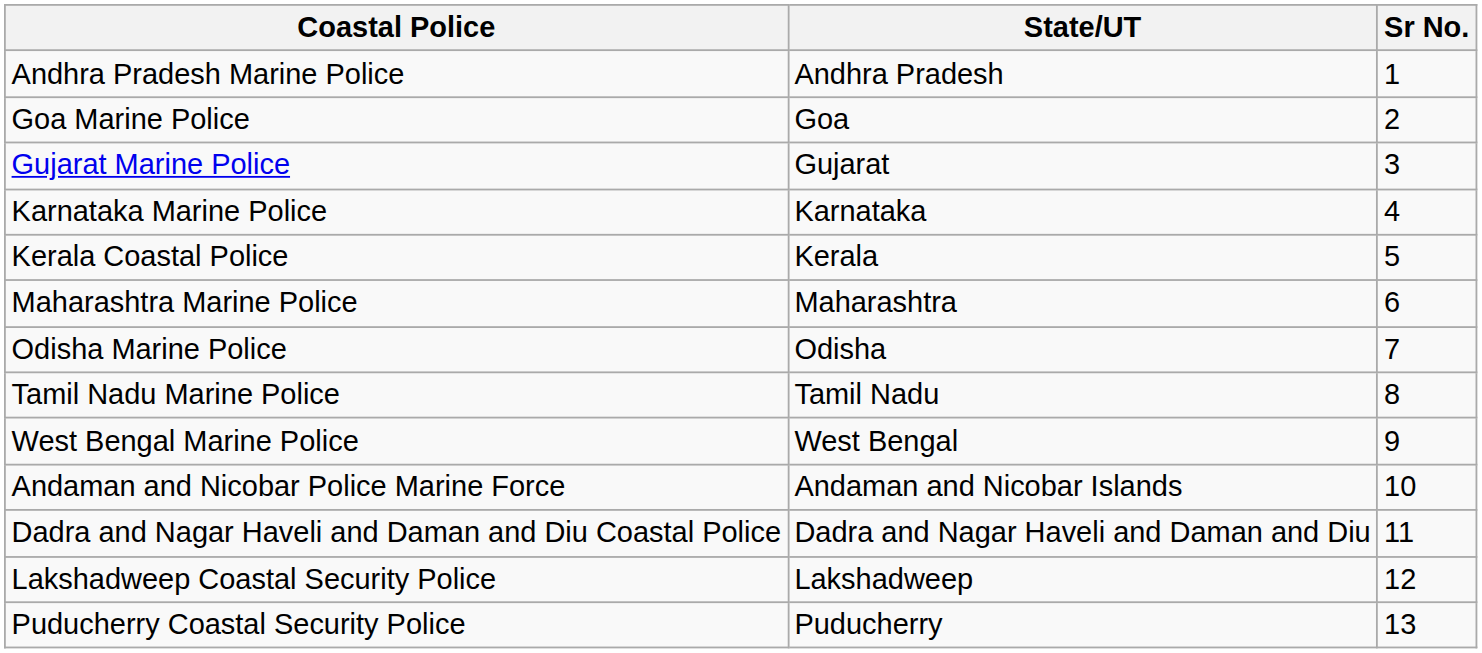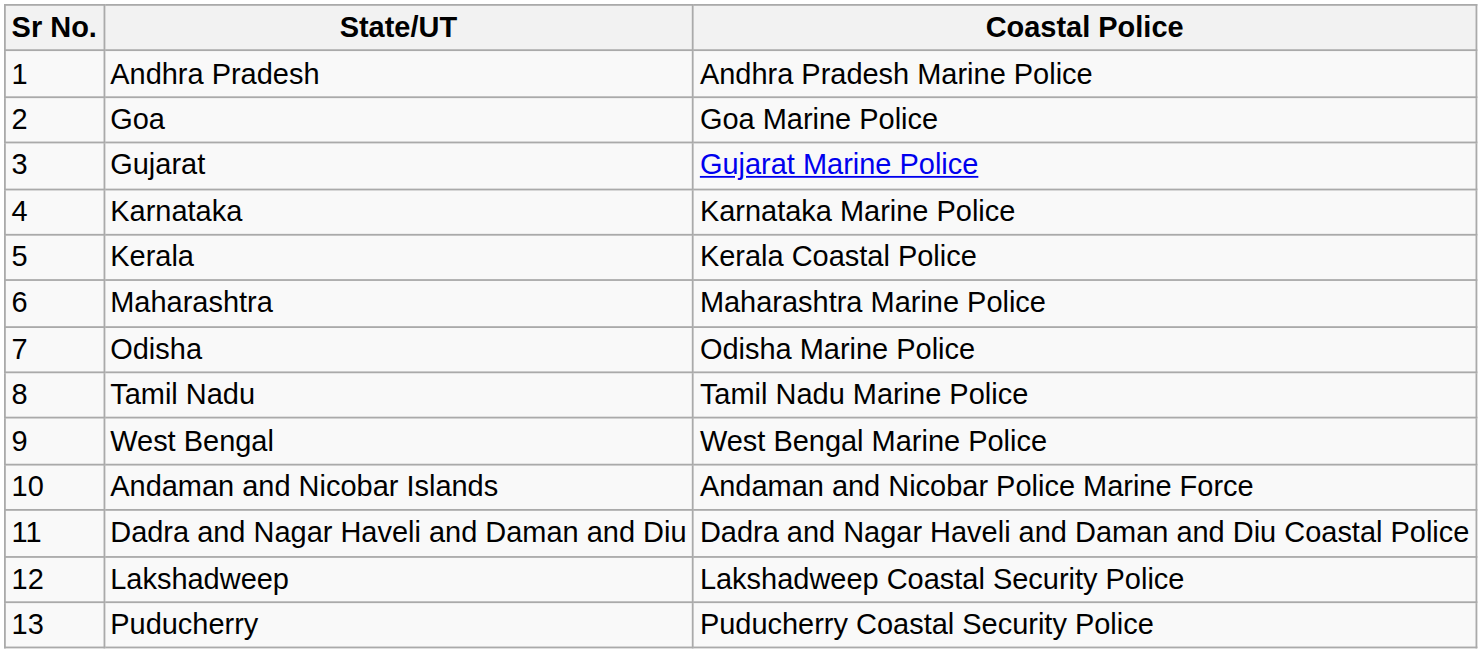columns swapped: (1427, 27) <-> (396, 27)
